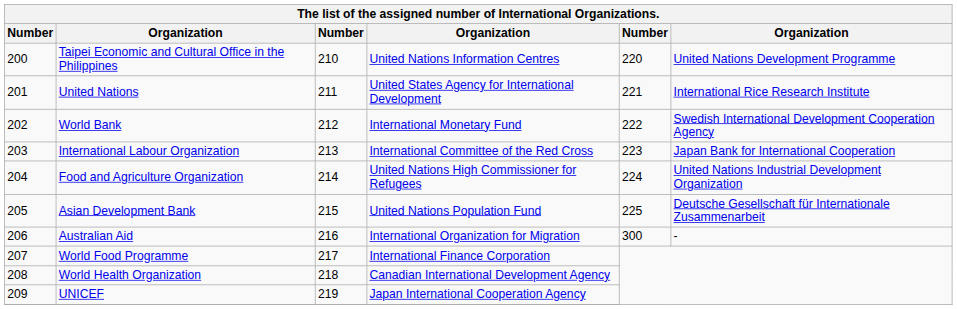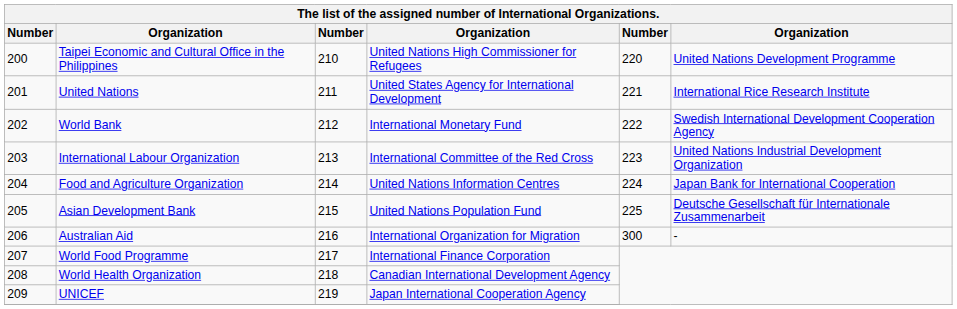(464, 59) United Nations Information Centres -> (473, 59) United Nations High Commissioner for Refugees
(784, 151) Japan Bank for International Cooperation -> (777, 158) United Nations Industrial Development Organization
(473, 177) United Nations High Commissioner for Refugees -> (464, 184) United Nations Information Centres
(777, 177) United Nations Industrial Development Organization -> (784, 184) Japan Bank for International Cooperation
